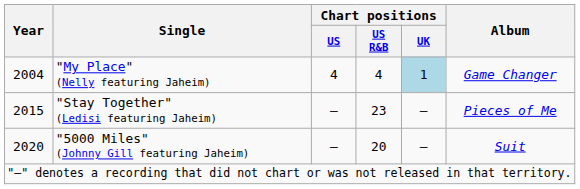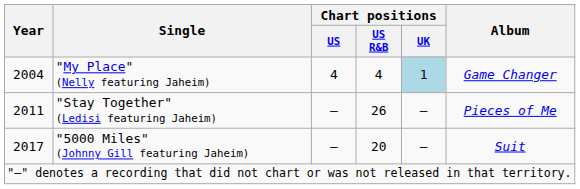(29, 110) 2015 -> (29, 110) 2011
(379, 110) 23 -> (379, 110) 26
(29, 146) 2020 -> (29, 146) 2017
